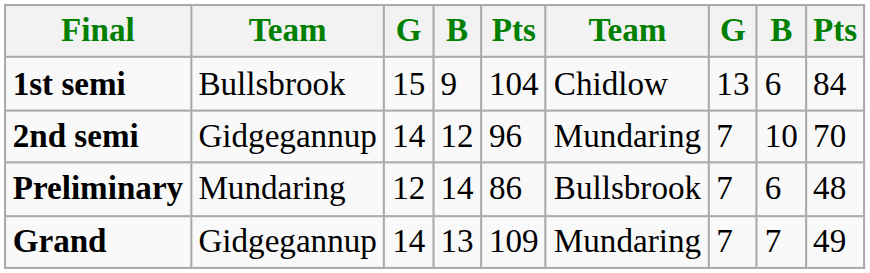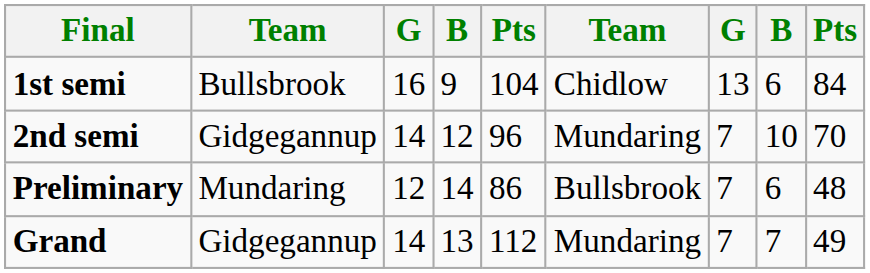(409, 83) 15 -> (409, 83) 16
(514, 240) 109 -> (513, 240) 112
